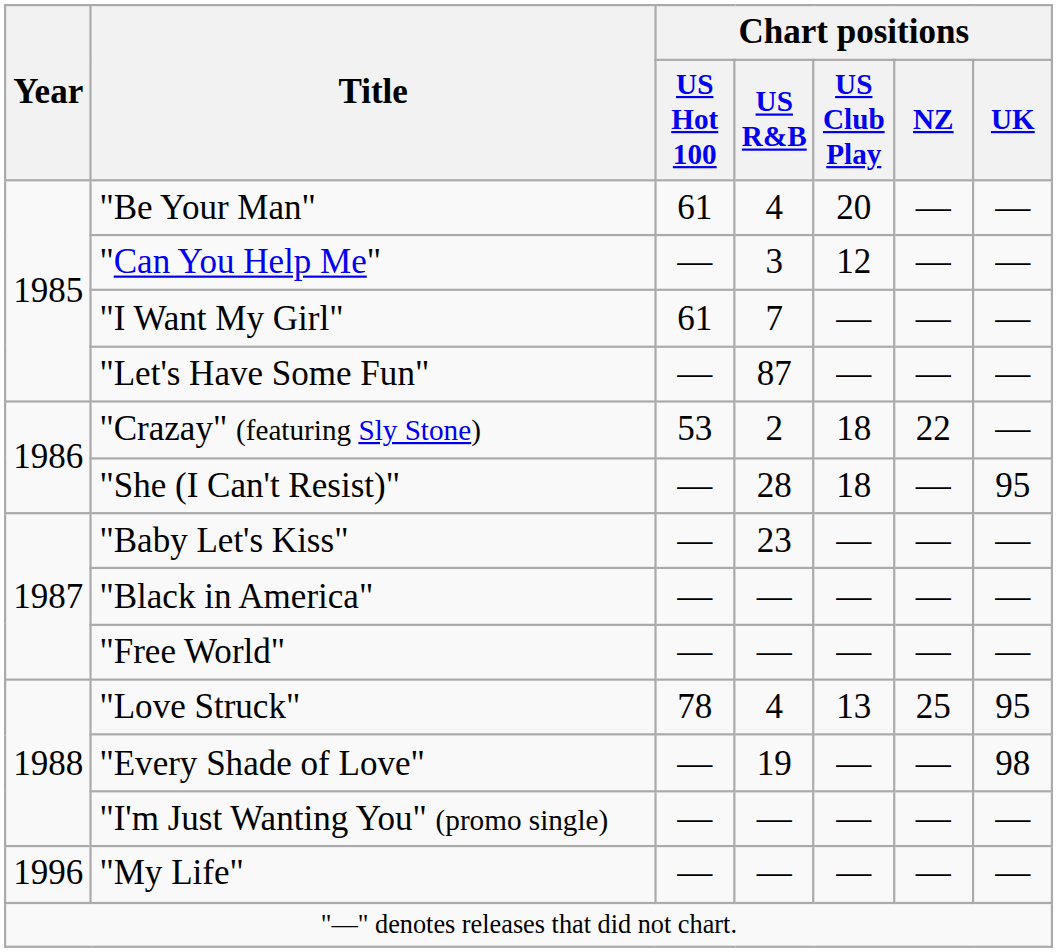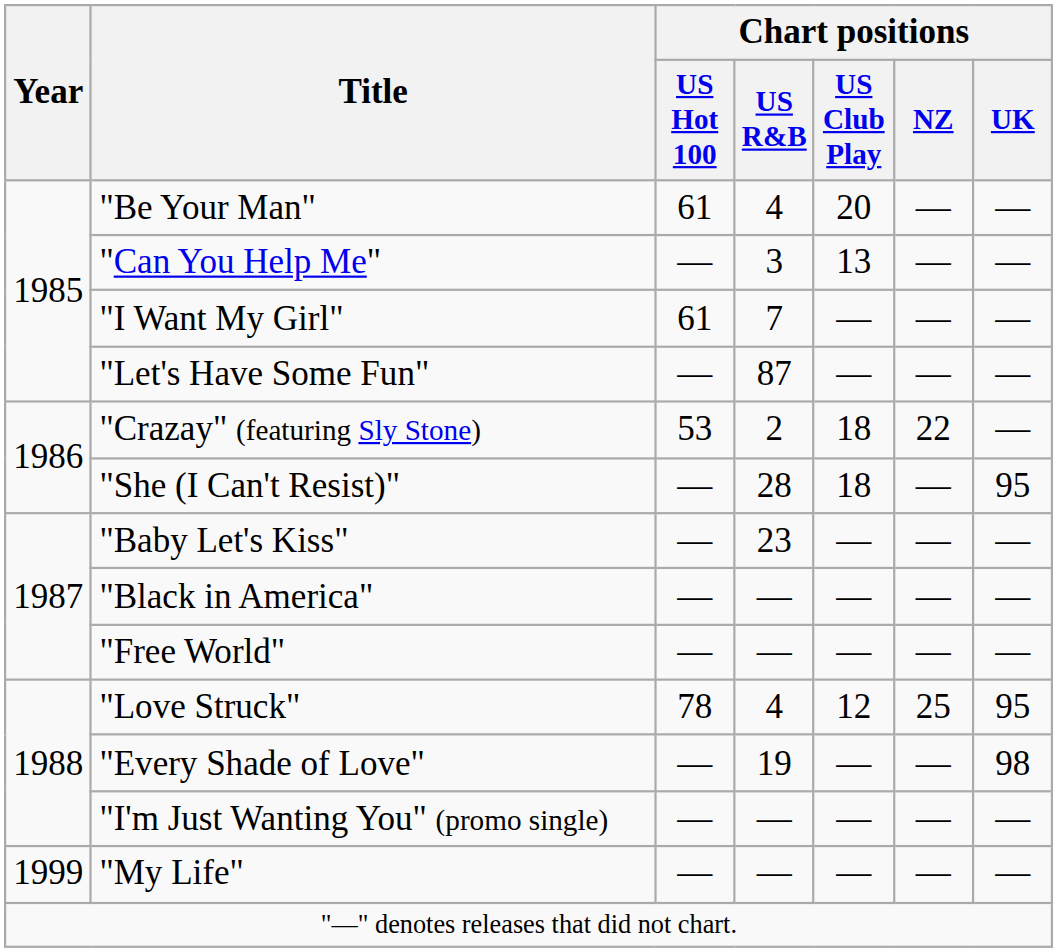(854, 262) 12 -> (854, 262) 13
(854, 706) 13 -> (854, 706) 12
(48, 873) 1996 -> (48, 873) 1999
